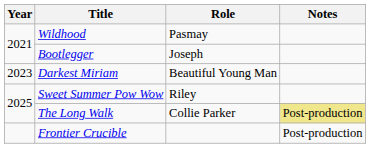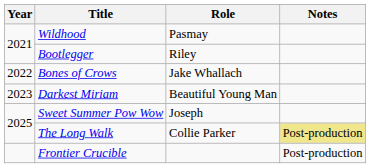(186, 53) Joseph -> (183, 53) Riley
+ row: (77, 73)
(183, 93) Riley -> (186, 113) Joseph
